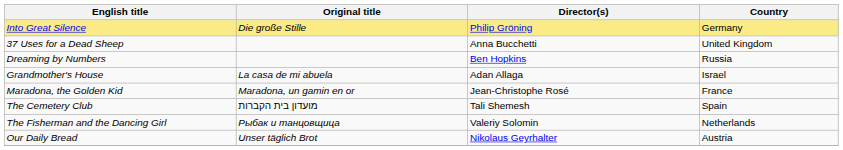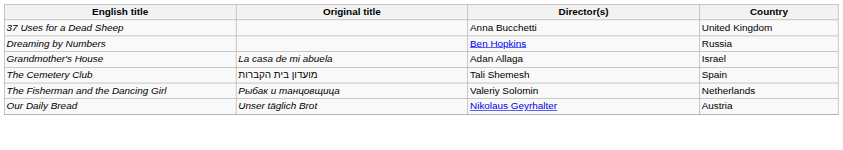- row: (46, 28)
- row: (65, 91)
